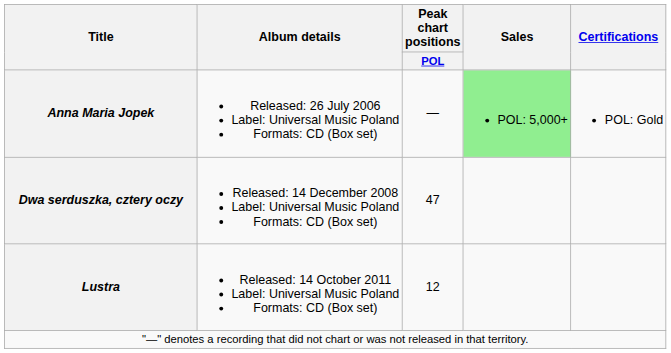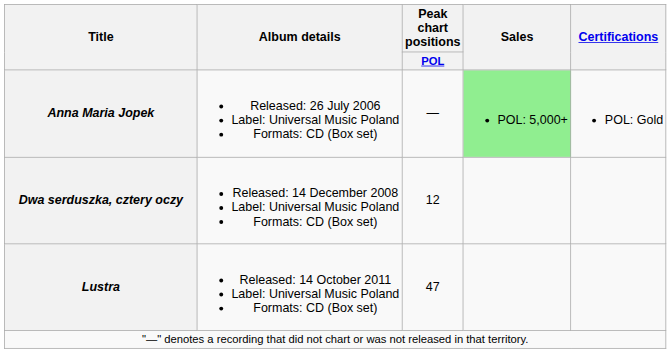(433, 200) 47 -> (433, 200) 12
(433, 287) 12 -> (433, 287) 47
